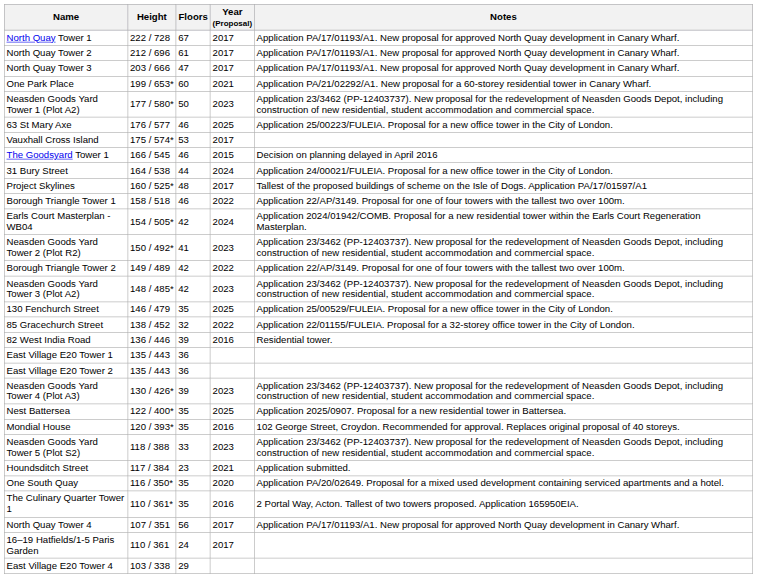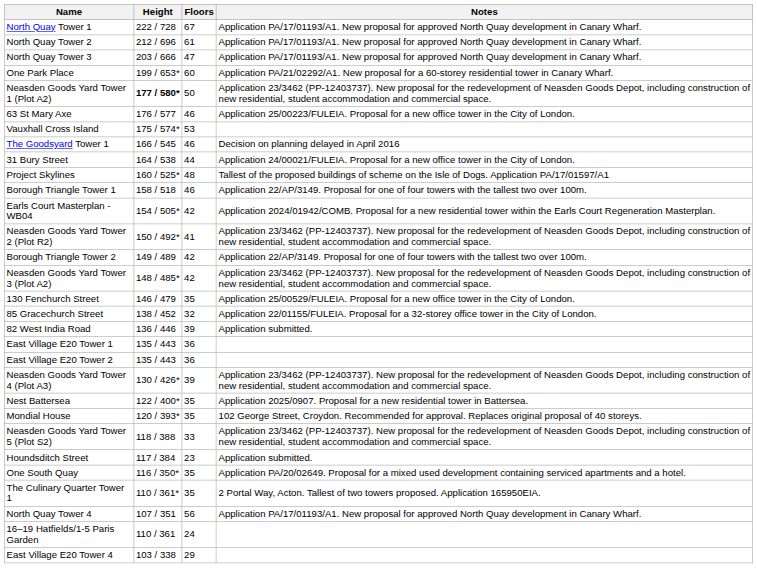- column: (232, 17)
(152, 104) normal -> (158, 93) bold
(294, 340) Residential tower. -> (265, 329) Application submitted.
